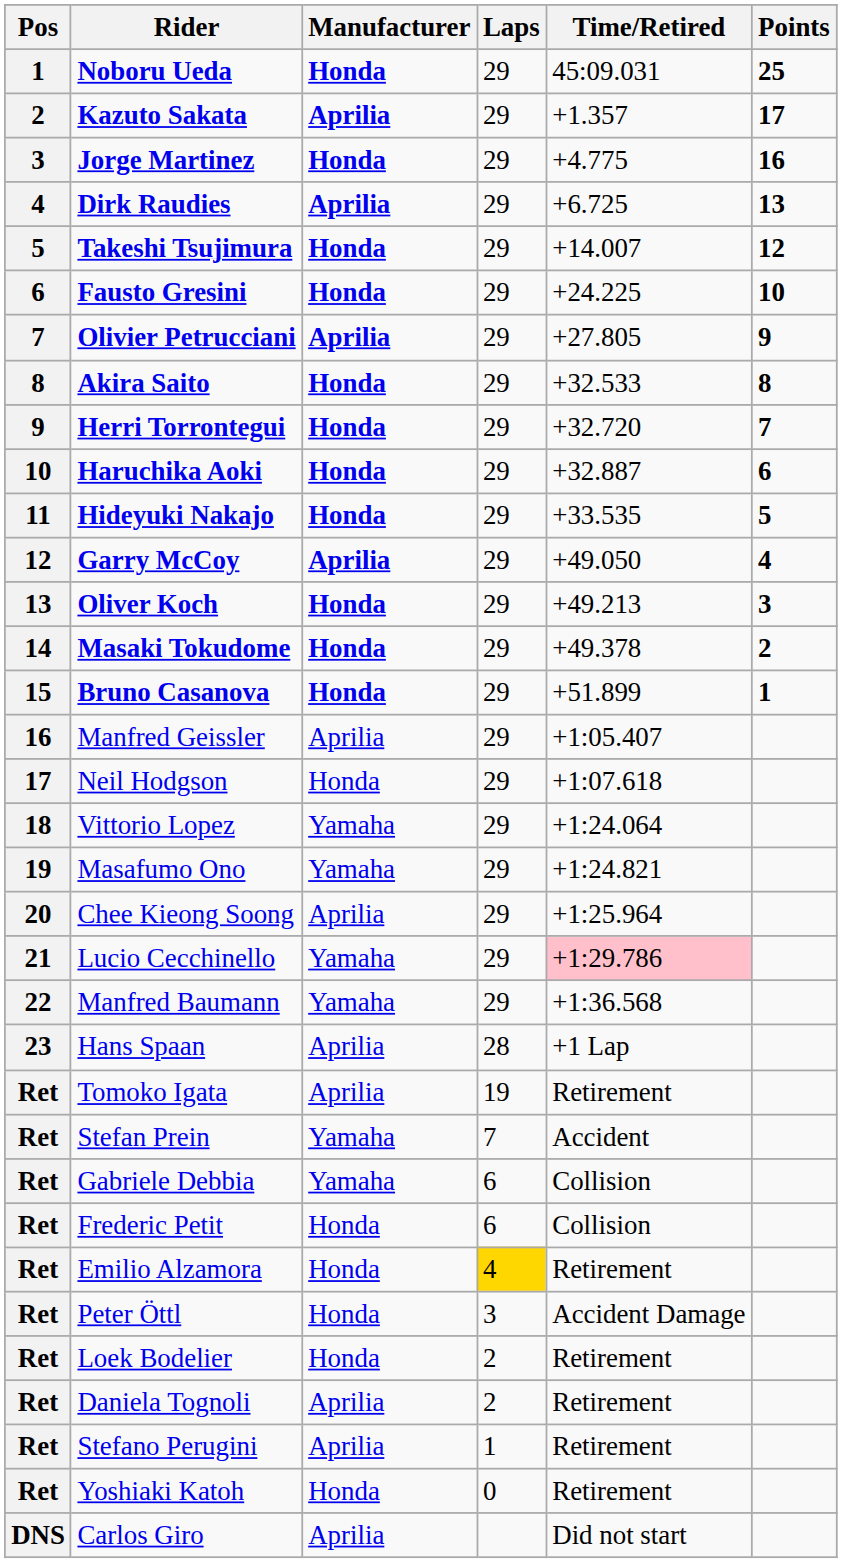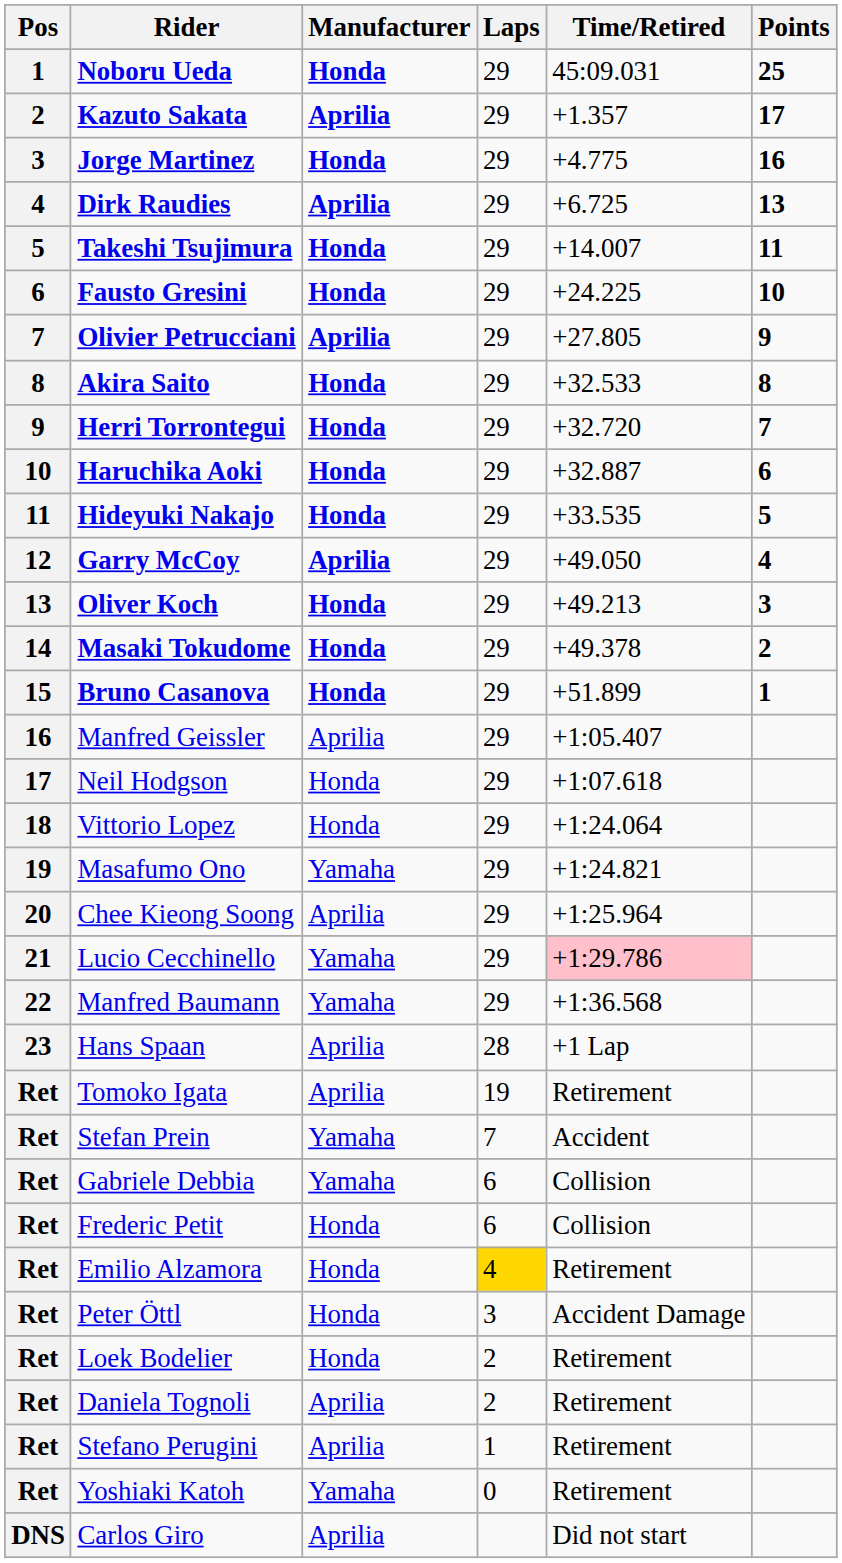(771, 248) 12 -> (771, 248) 11
(352, 825) Yamaha -> (344, 825) Honda
(344, 1490) Honda -> (352, 1490) Yamaha
